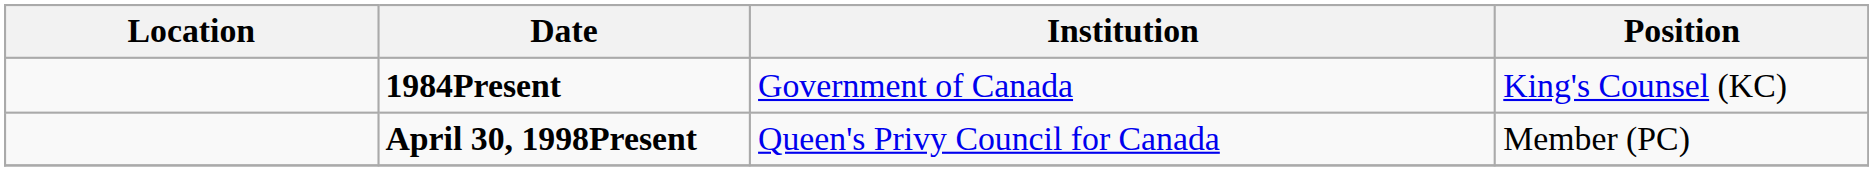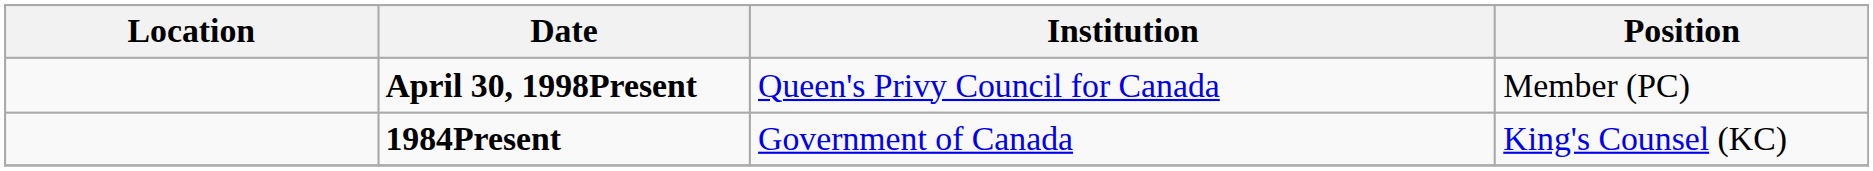rows swapped: (473, 84) <-> (541, 138)
